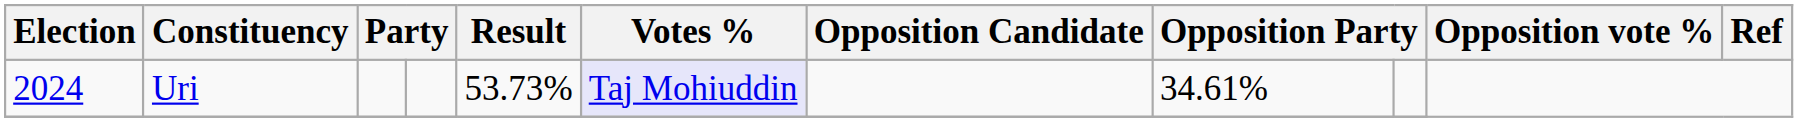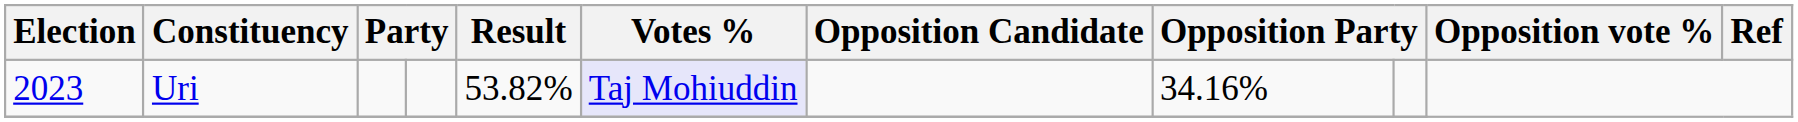(48, 87) 2024 -> (48, 87) 2023
(519, 87) 53.73% -> (519, 87) 53.82%
(1214, 87) 34.61% -> (1214, 87) 34.16%
